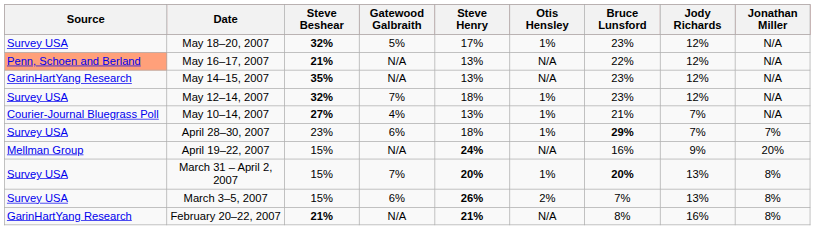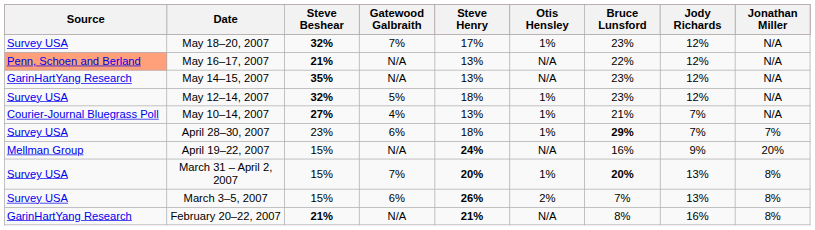(397, 43) 5% -> (397, 43) 7%
(397, 97) 7% -> (397, 97) 5%
